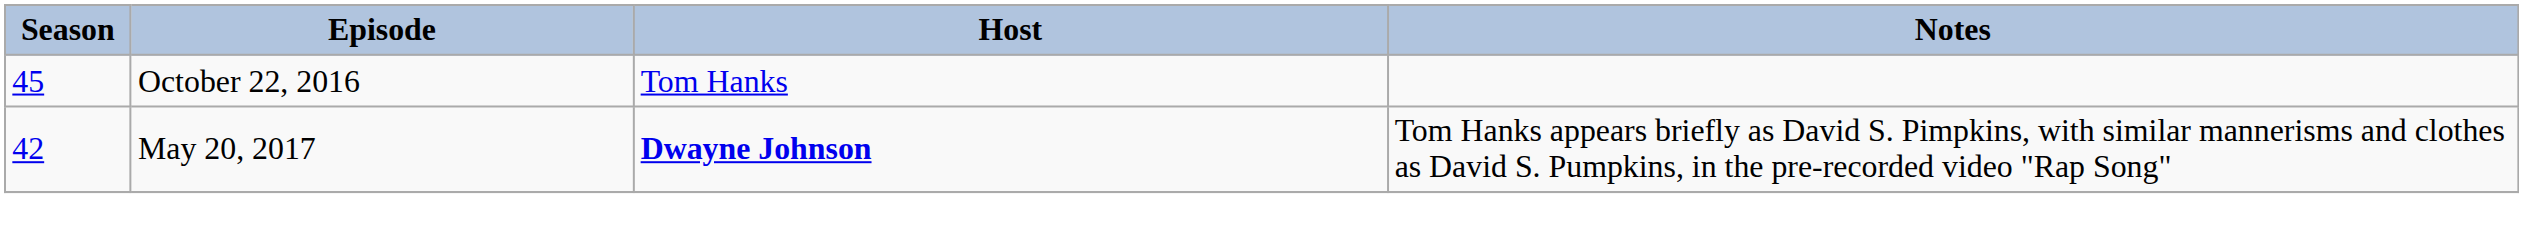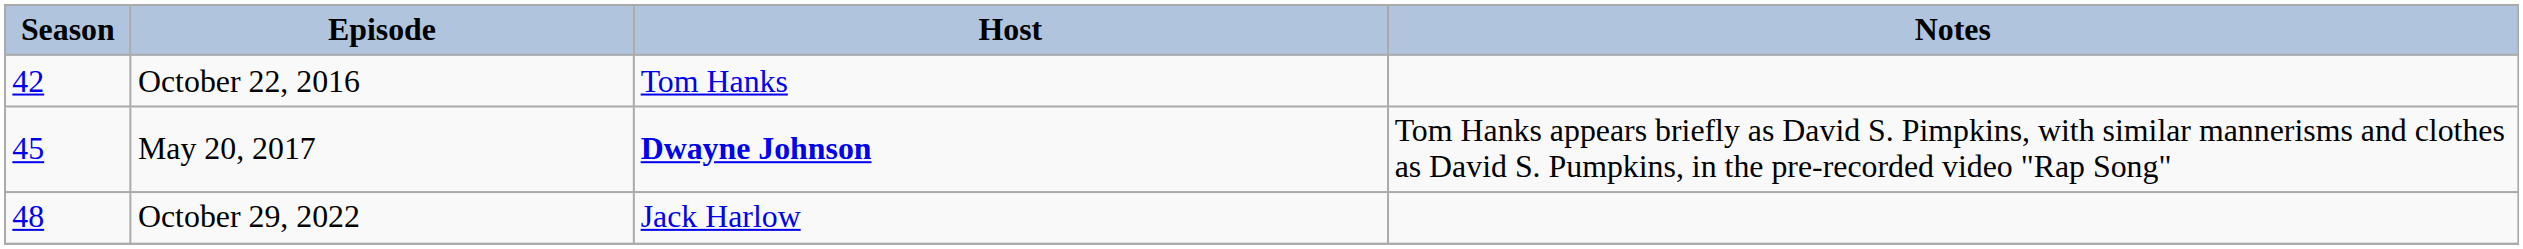(28, 80) 45 -> (28, 80) 42
(28, 148) 42 -> (28, 148) 45
+ row: (249, 217)
